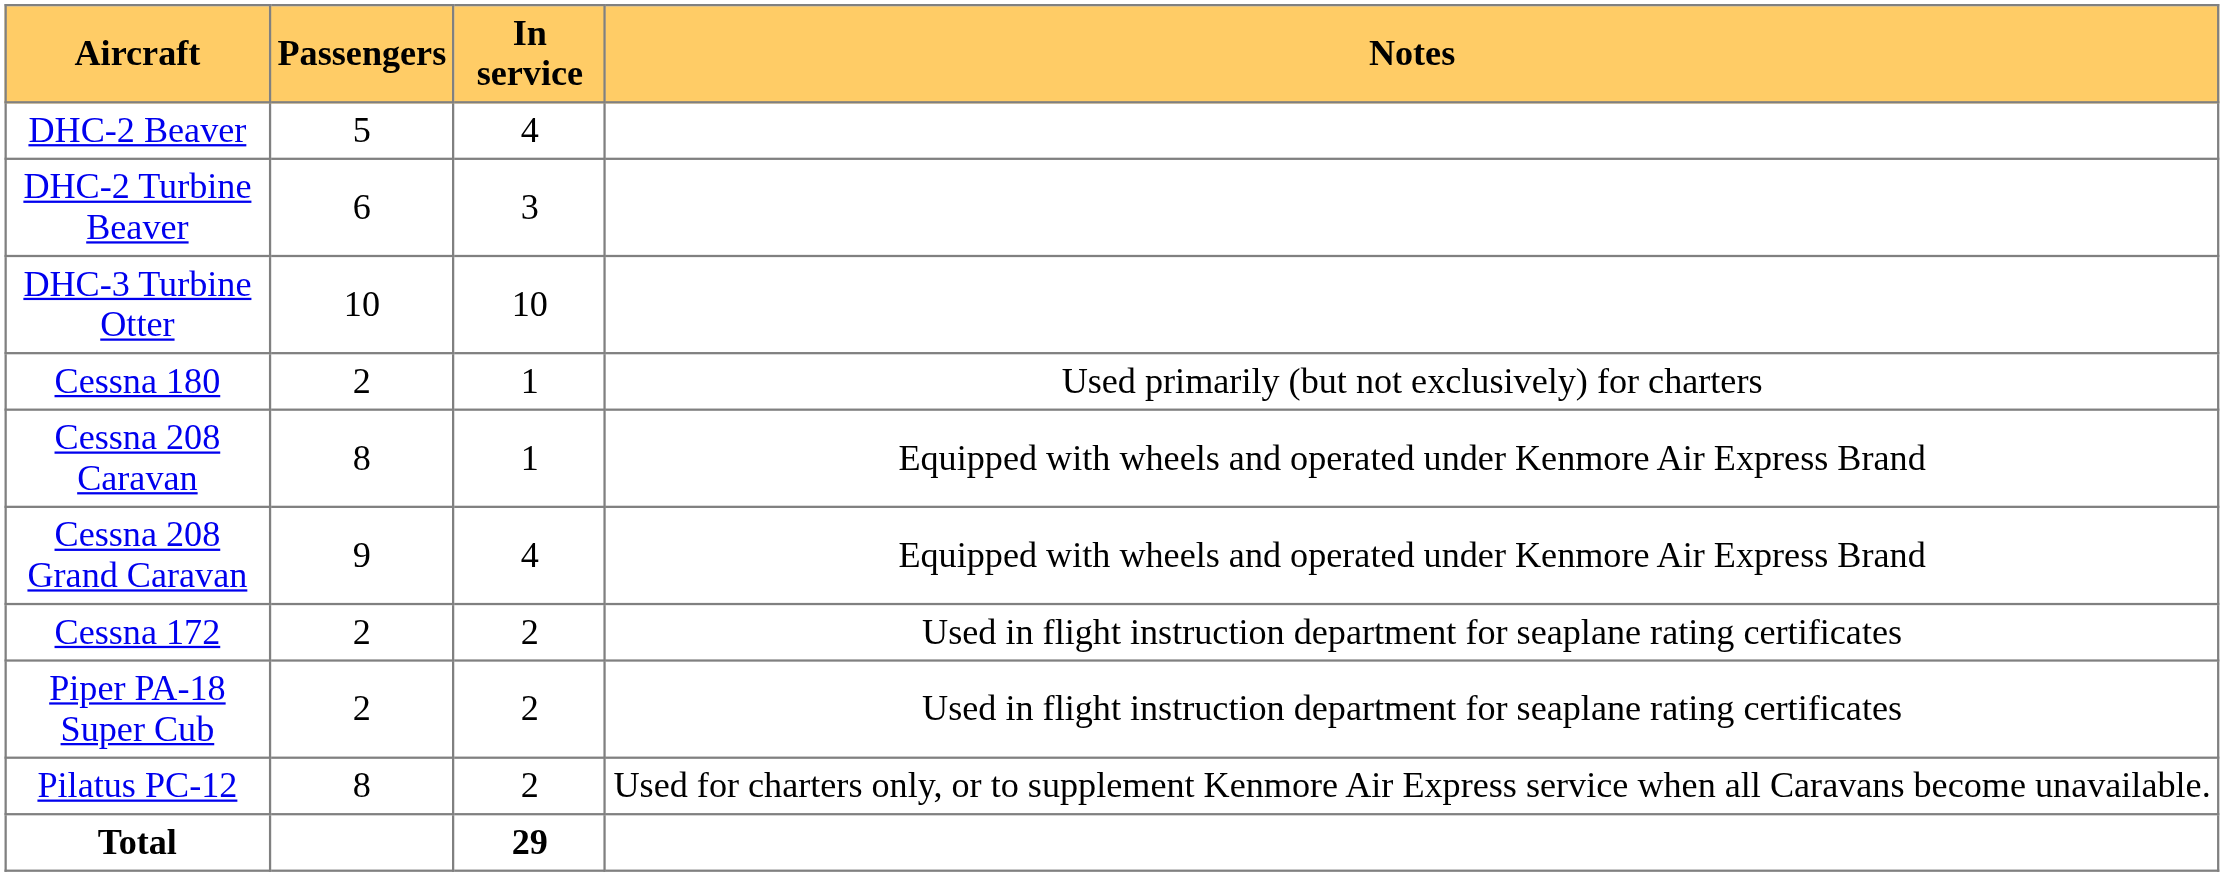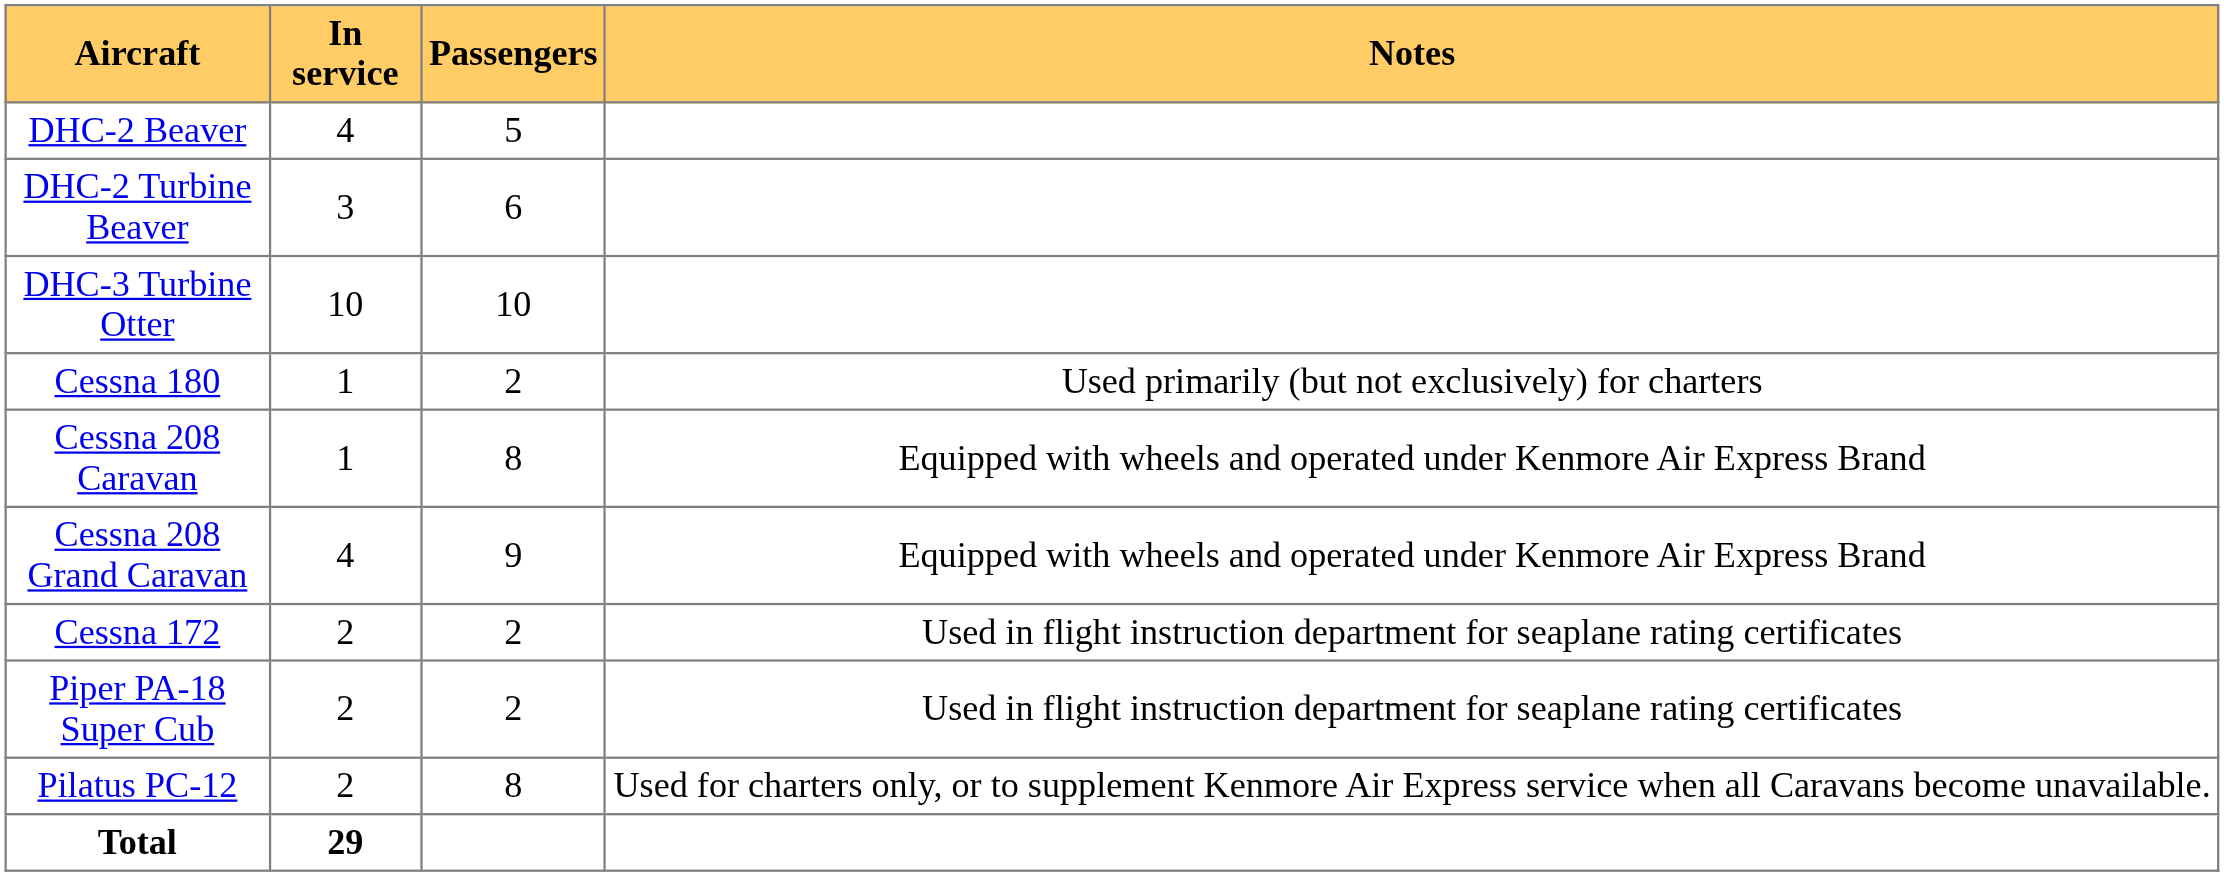columns swapped: (530, 53) <-> (362, 53)
